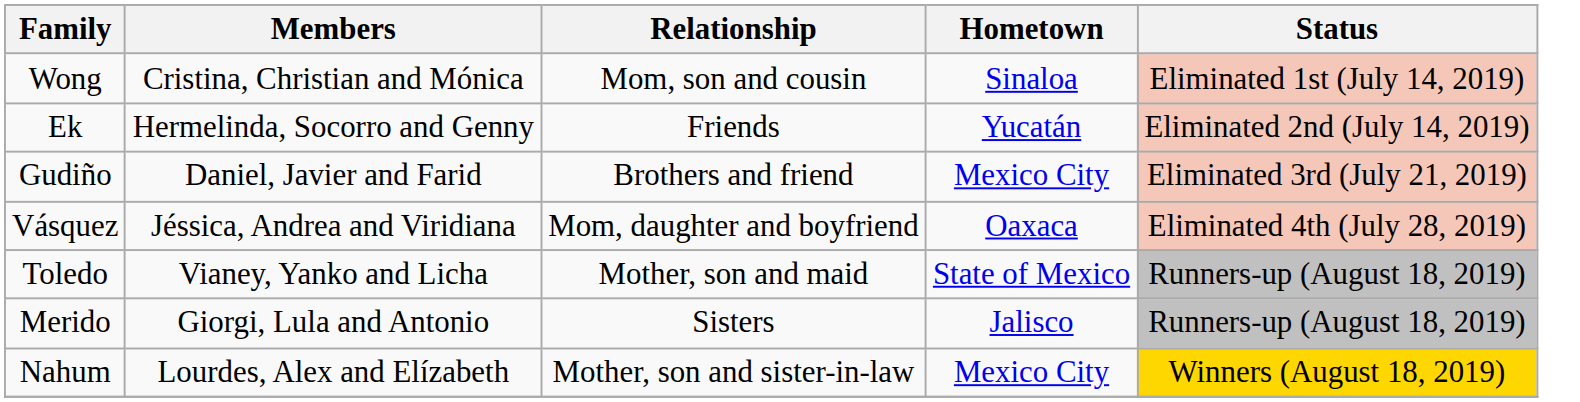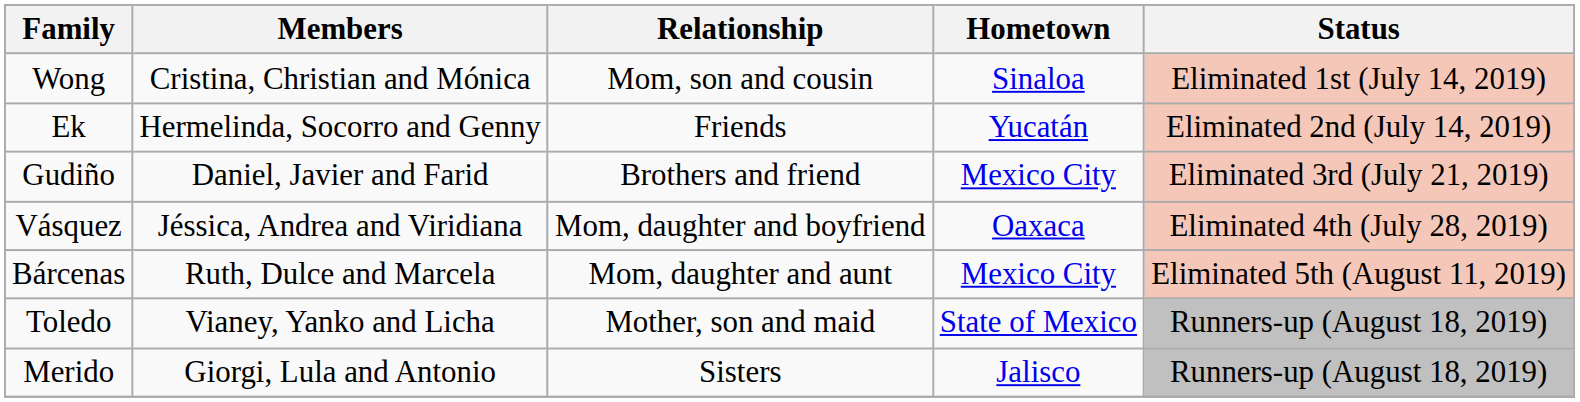+ row: (69, 273)
- row: (65, 371)
